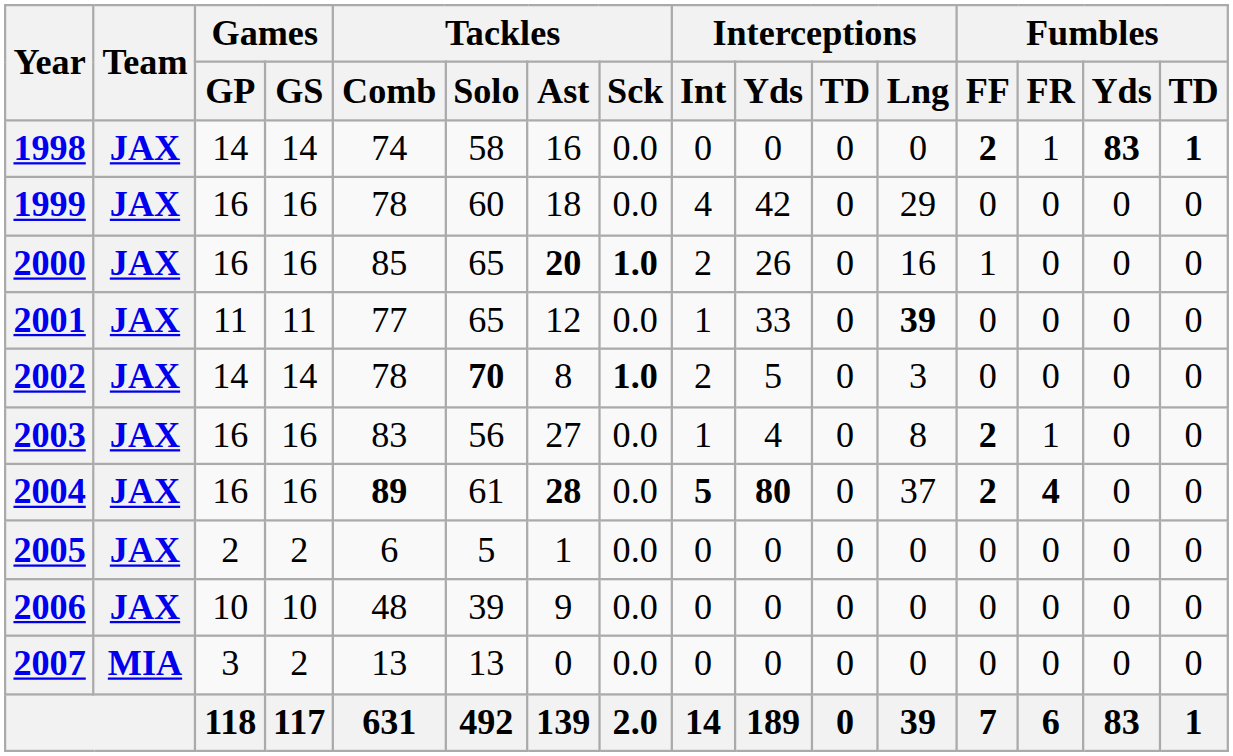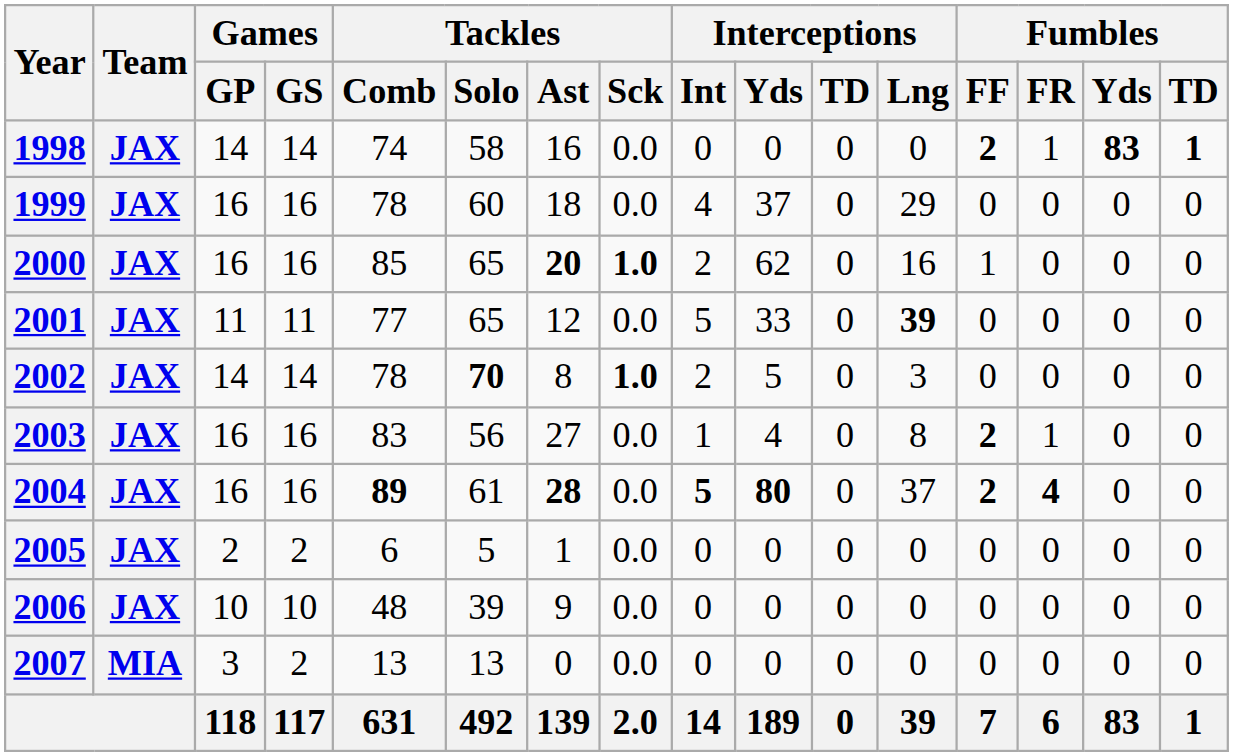(773, 205) 42 -> (773, 205) 37
(773, 262) 26 -> (773, 262) 62
(703, 319) 1 -> (703, 319) 5
